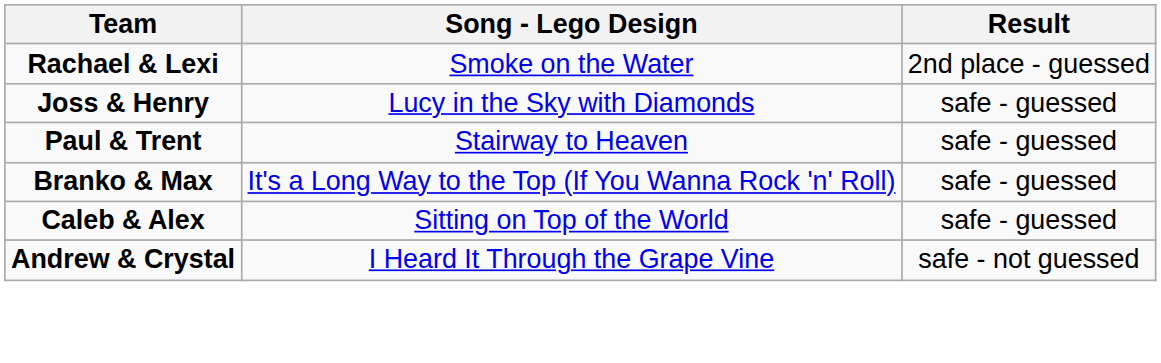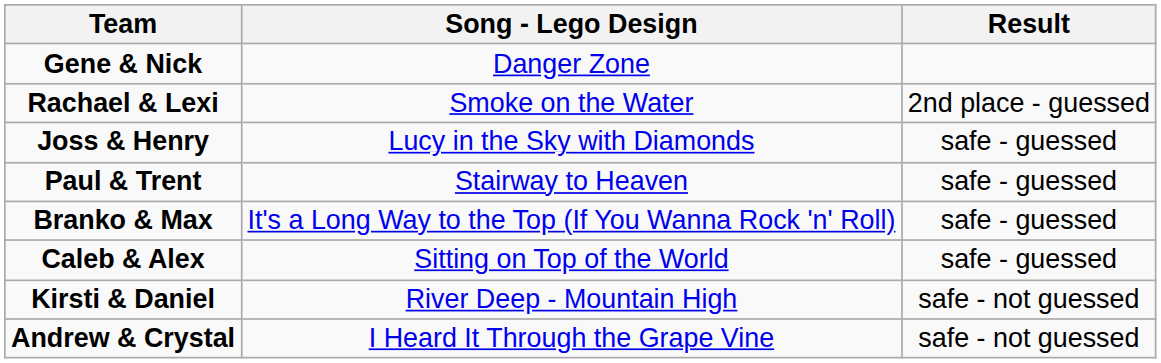+ row: (123, 63)
+ row: (123, 299)
